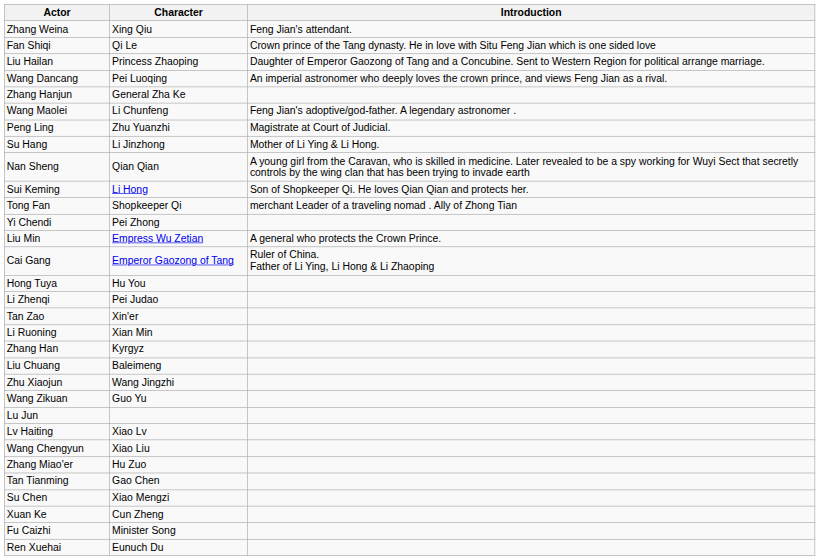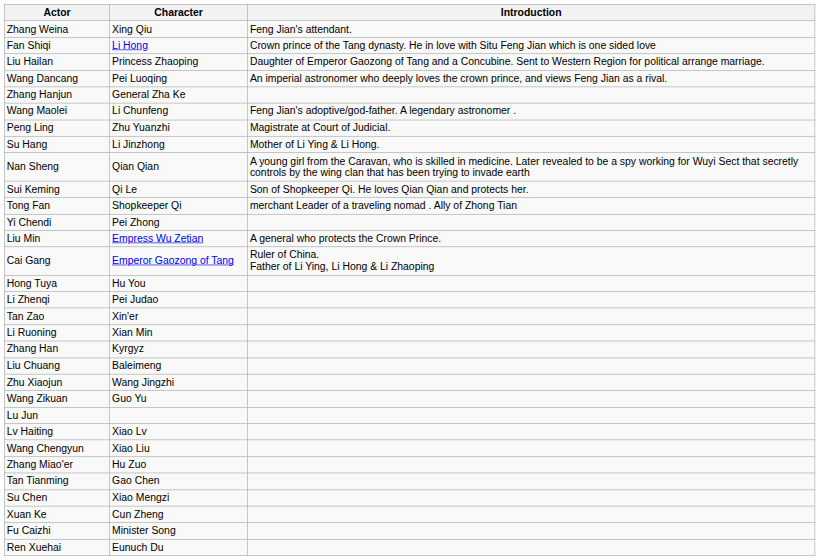(125, 45) Qi Le -> (130, 45) Li Hong
(130, 189) Li Hong -> (125, 189) Qi Le
